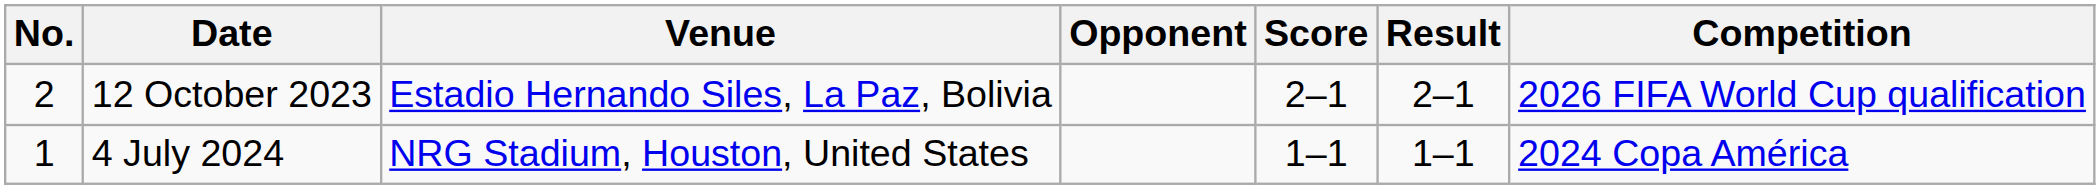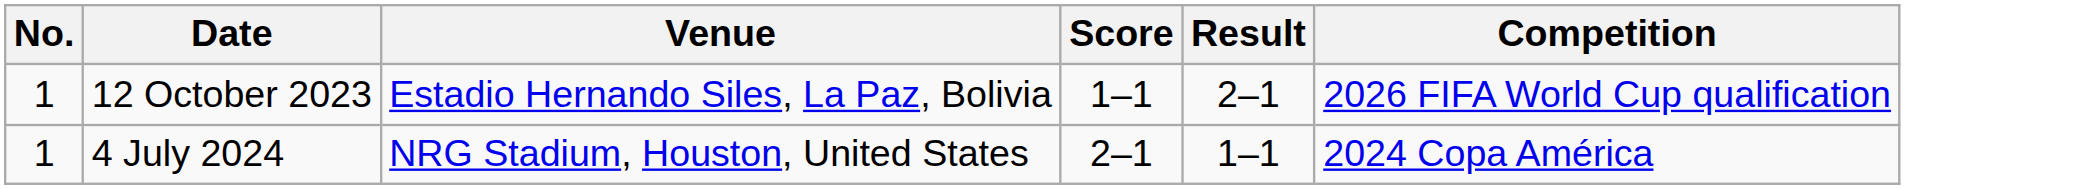- column: (1158, 34)
(44, 93) 2 -> (44, 93) 1
(1316, 93) 2–1 -> (1121, 93) 1–1
(1316, 153) 1–1 -> (1121, 153) 2–1
